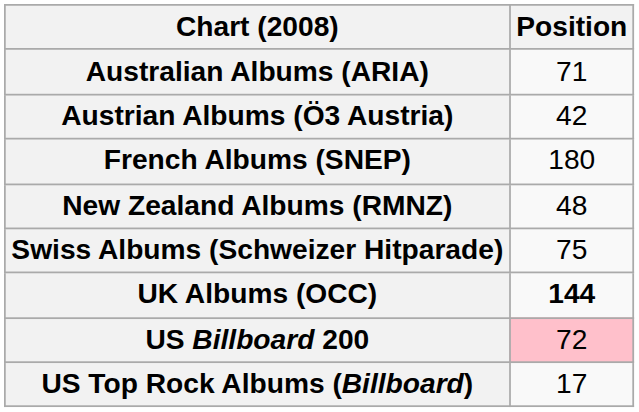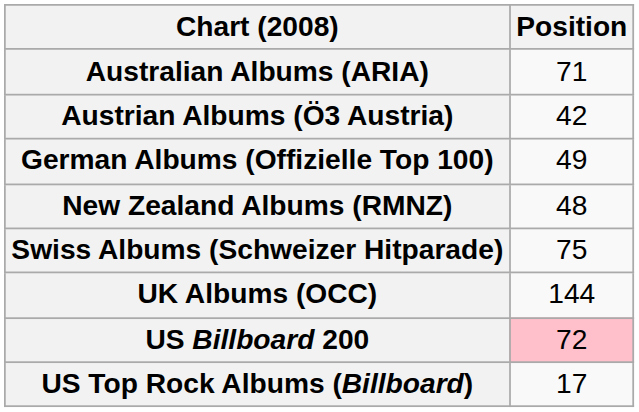- row: (257, 160)
+ row: (257, 160)
(572, 294) bold -> (572, 294) normal
